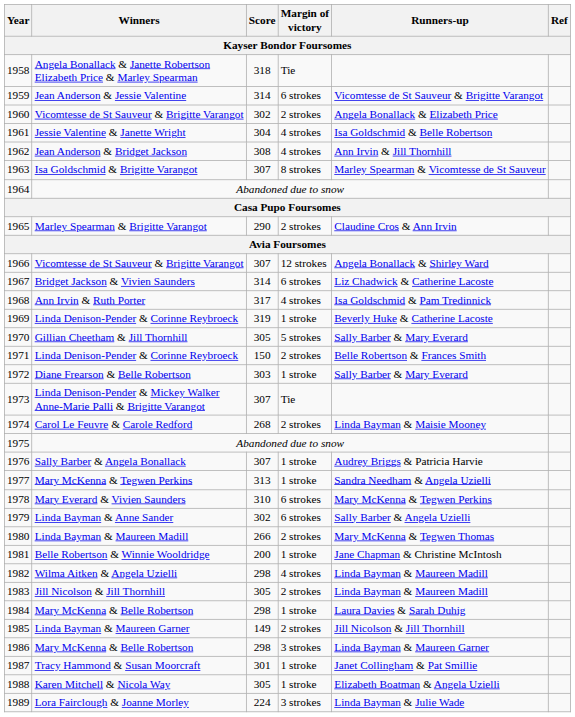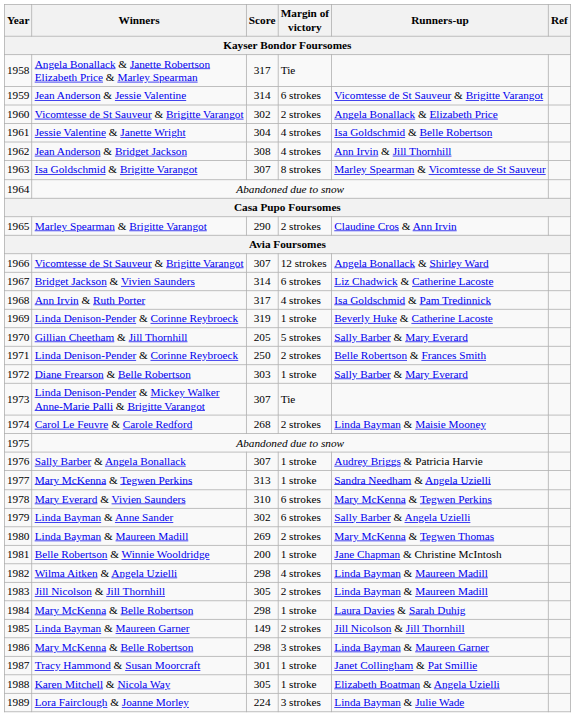(262, 71) 318 -> (262, 71) 317
(262, 337) 305 -> (262, 337) 205
(262, 355) 150 -> (262, 355) 250
(262, 536) 266 -> (262, 536) 269
